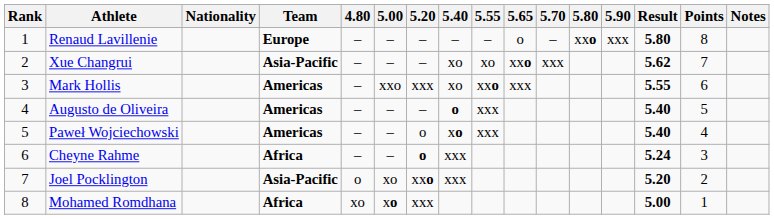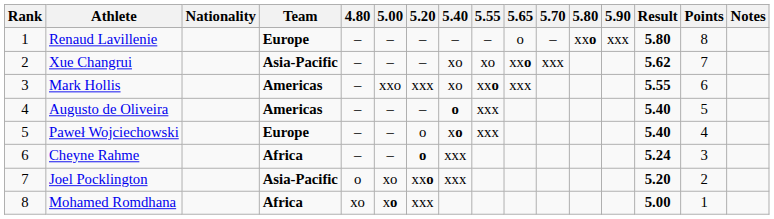(293, 132) Americas -> (286, 132) Europe
